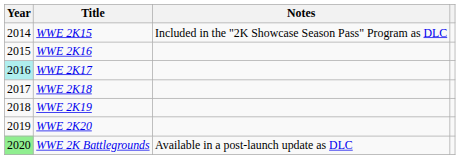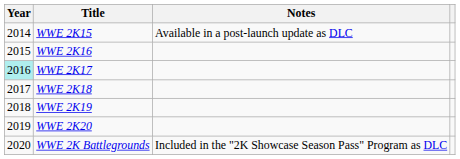(301, 32) Included in the "2K Showcase Season Pass" Program as DLC -> (254, 32) Available in a post-launch update as DLC
(19, 145) lightgreen background -> (19, 145) no background
(254, 145) Available in a post-launch update as DLC -> (301, 145) Included in the "2K Showcase Season Pass" Program as DLC
